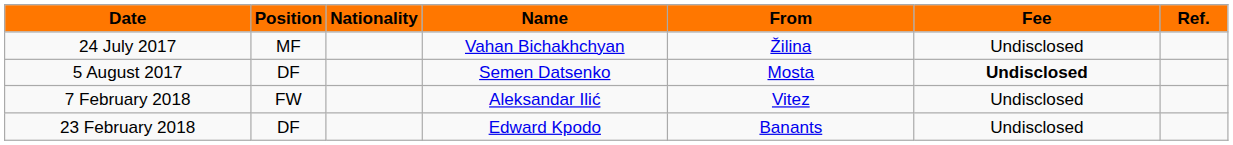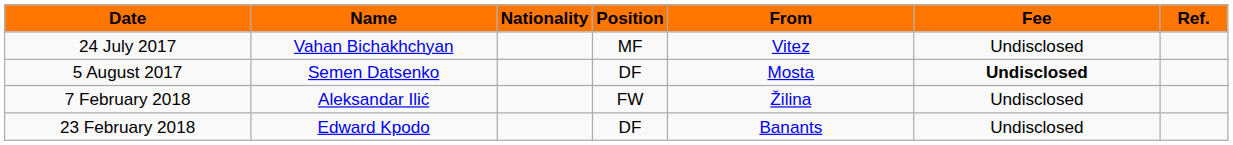columns swapped: (288, 19) <-> (545, 19)
(791, 46) Žilina -> (791, 46) Vitez
(791, 100) Vitez -> (791, 100) Žilina
